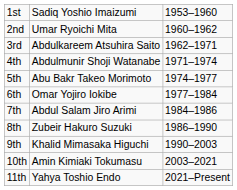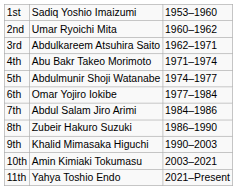(96, 62) Abdulmunir Shoji Watanabe -> (91, 62) Abu Bakr Takeo Morimoto
(91, 78) Abu Bakr Takeo Morimoto -> (96, 78) Abdulmunir Shoji Watanabe
